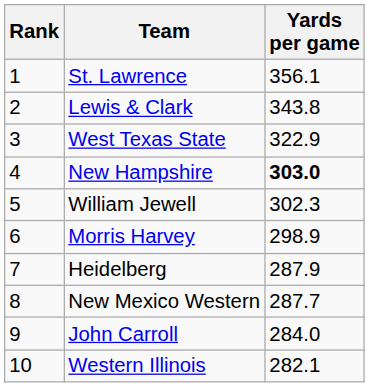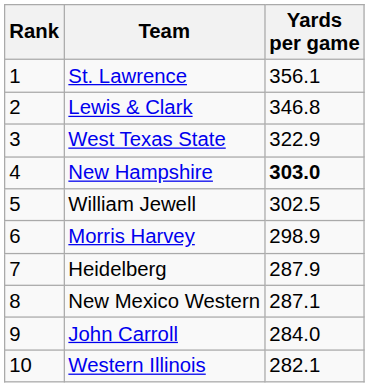(295, 107) 343.8 -> (295, 107) 346.8
(295, 204) 302.3 -> (295, 204) 302.5
(295, 301) 287.7 -> (295, 301) 287.1
